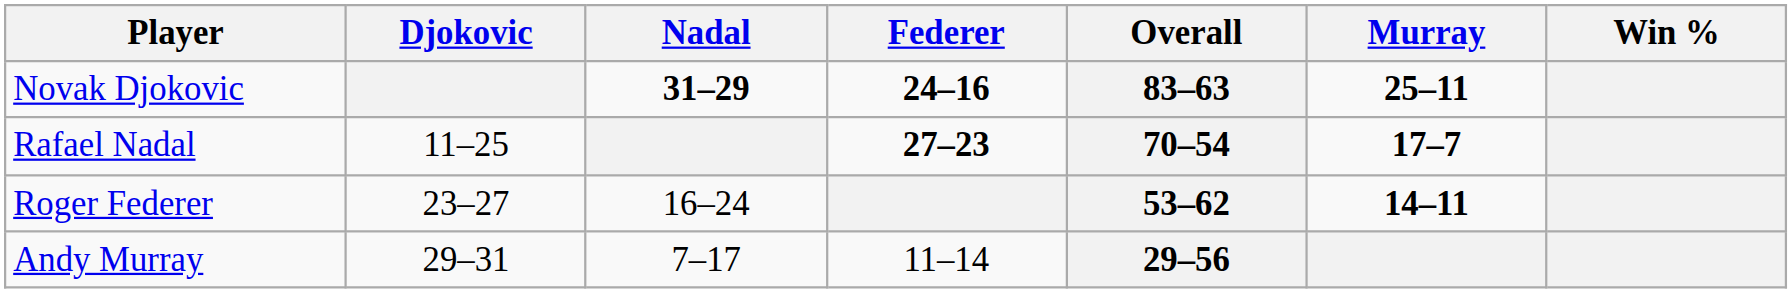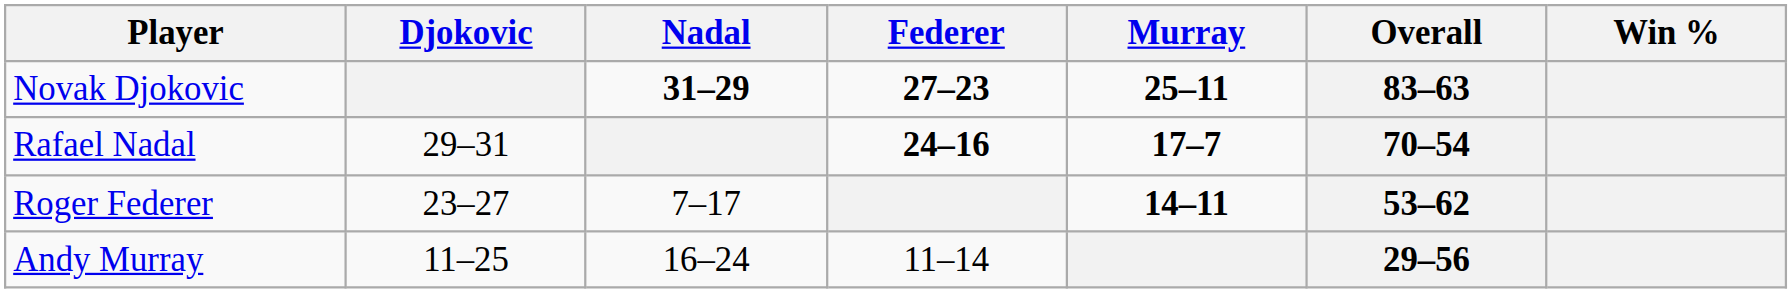columns swapped: (1426, 32) <-> (1186, 32)
(946, 88) 24–16 -> (946, 88) 27–23
(466, 145) 11–25 -> (466, 145) 29–31
(946, 145) 27–23 -> (946, 145) 24–16
(706, 201) 16–24 -> (706, 201) 7–17
(466, 257) 29–31 -> (466, 257) 11–25
(706, 257) 7–17 -> (706, 257) 16–24
